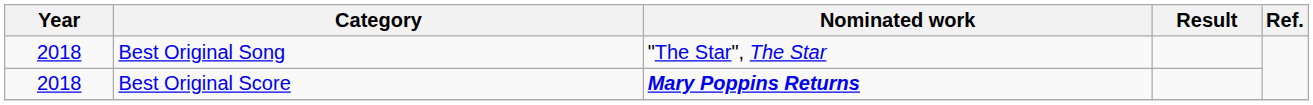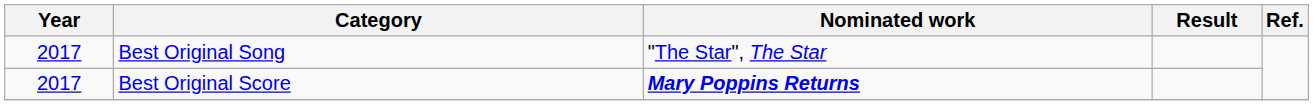(59, 52) 2018 -> (59, 52) 2017
(59, 83) 2018 -> (59, 83) 2017
